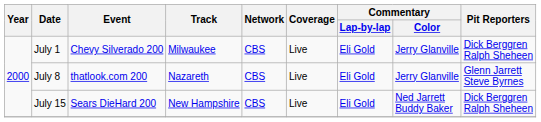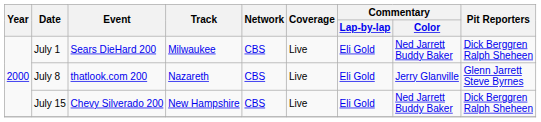(117, 49) Chevy Silverado 200 -> (113, 49) Sears DieHard 200
(427, 49) Jerry Glanville -> (424, 49) Ned Jarrett Buddy Baker
(113, 103) Sears DieHard 200 -> (117, 103) Chevy Silverado 200
